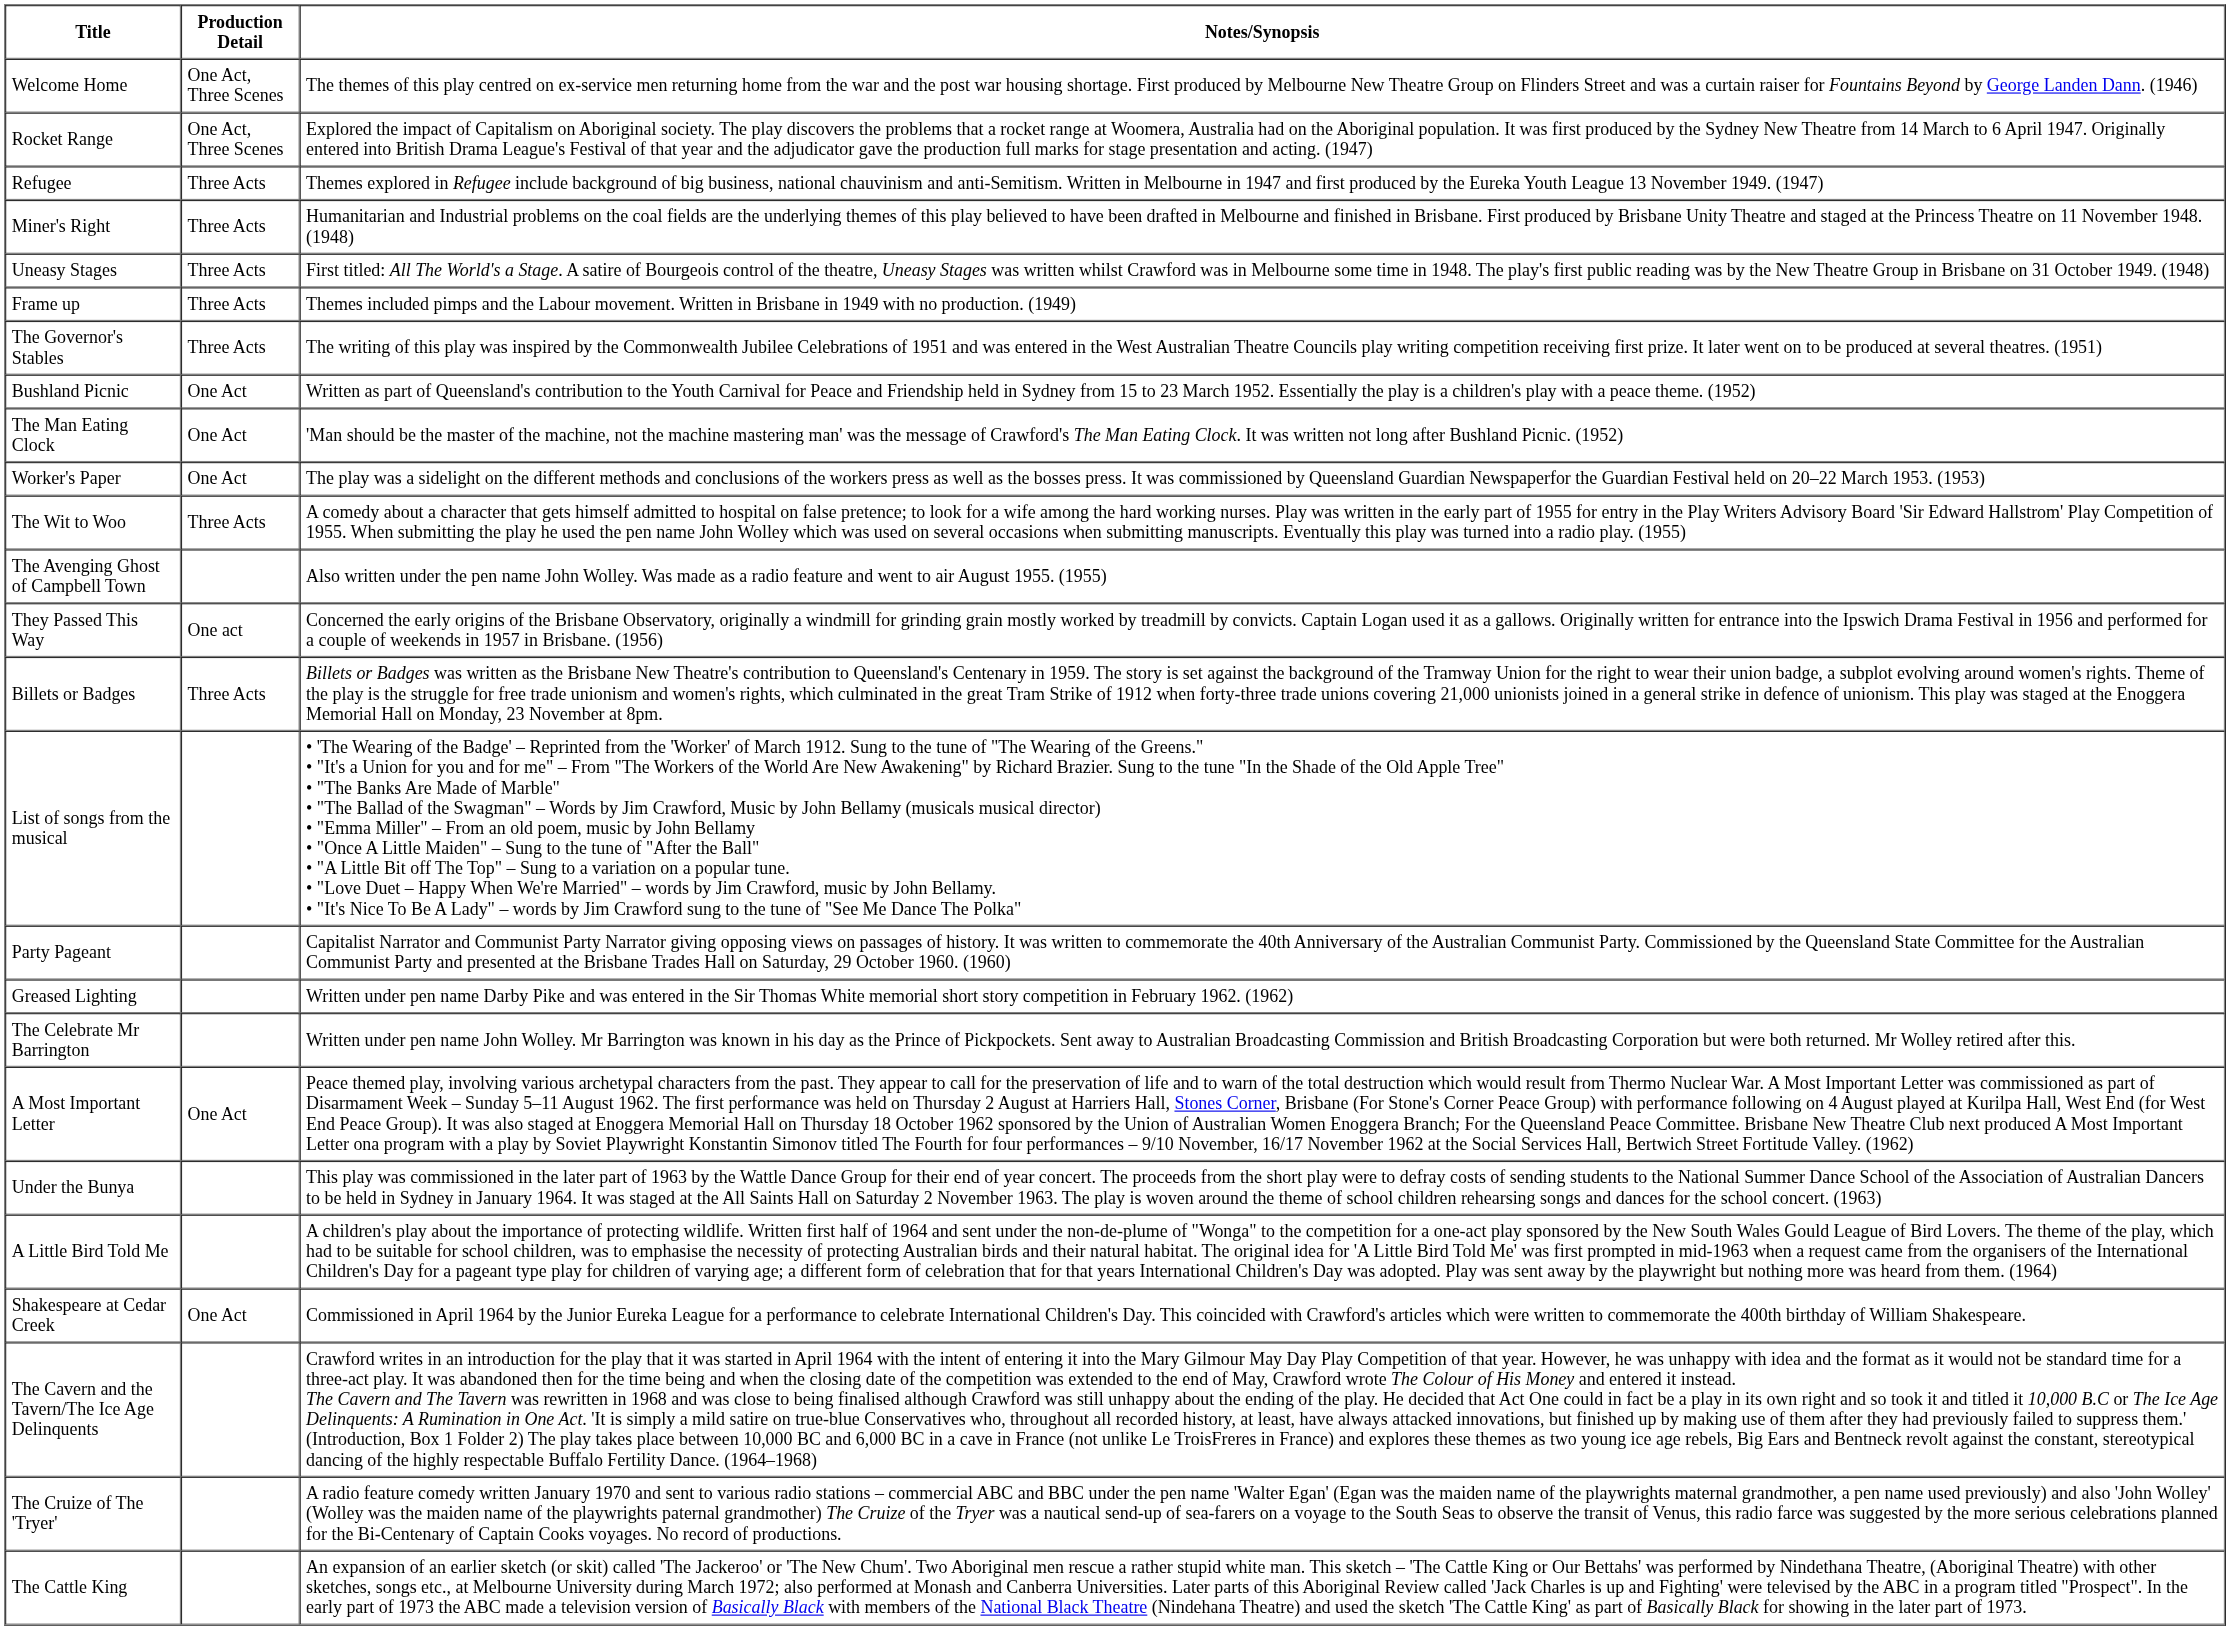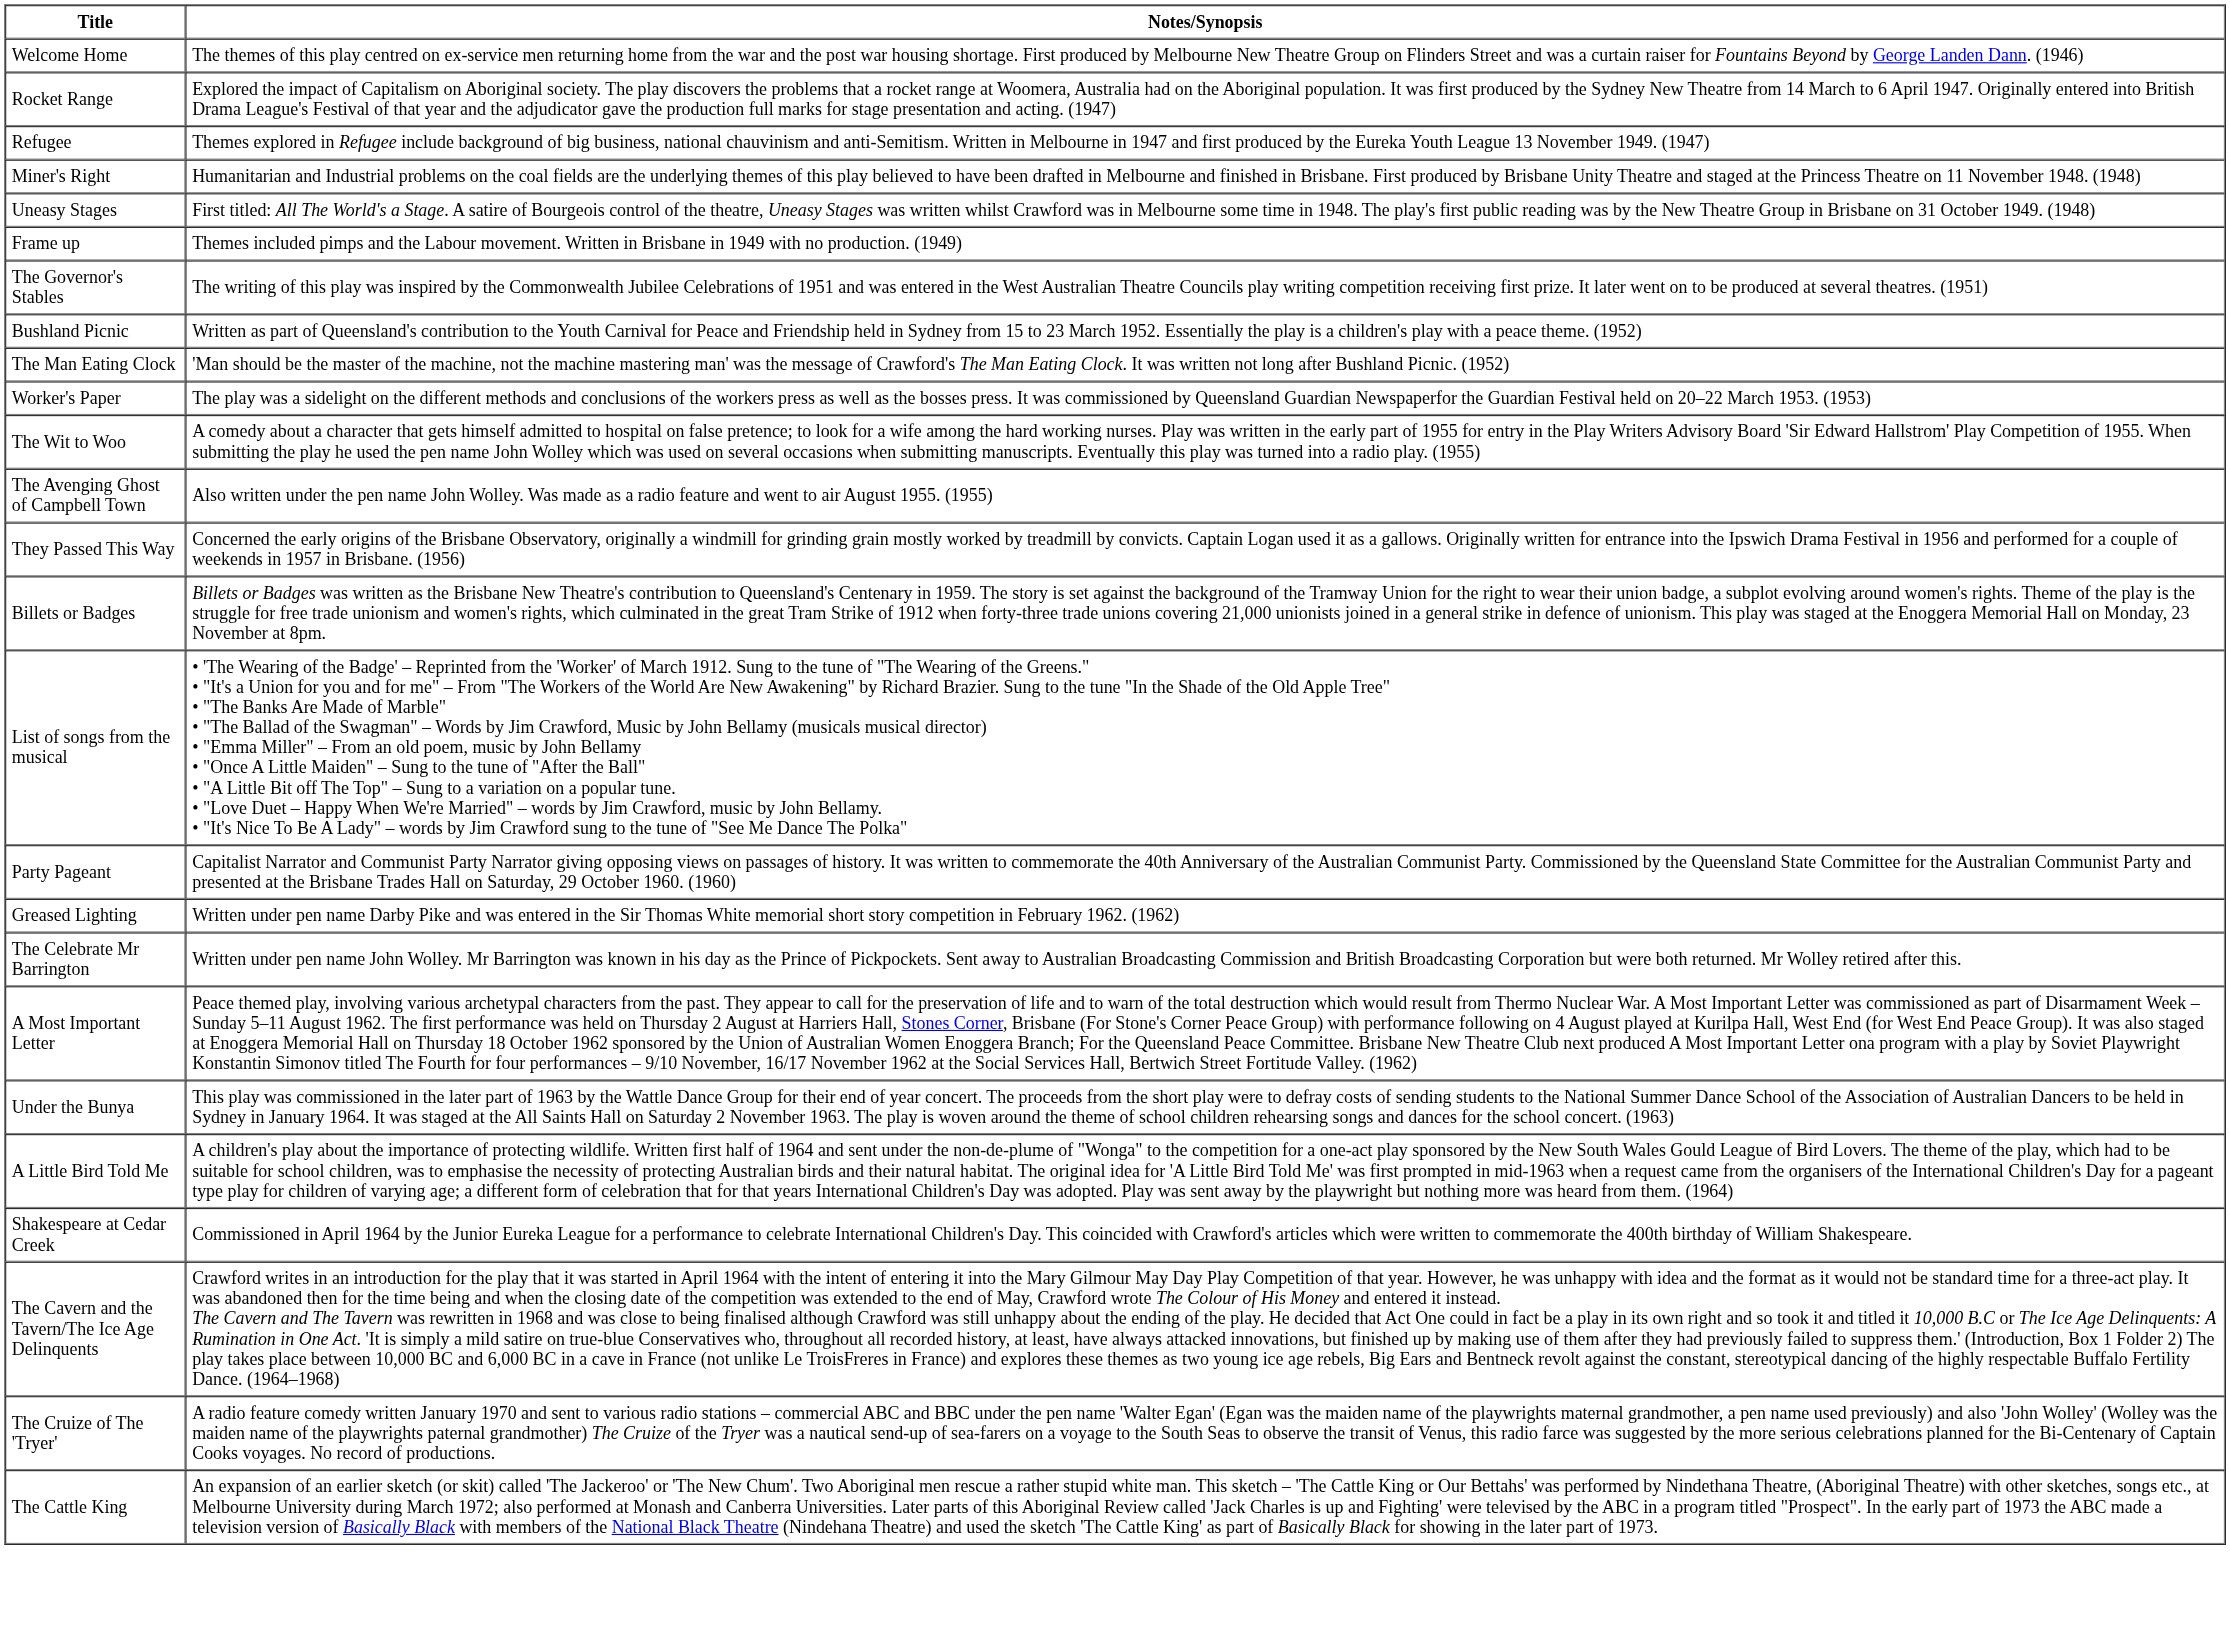- column: (240, 31)
